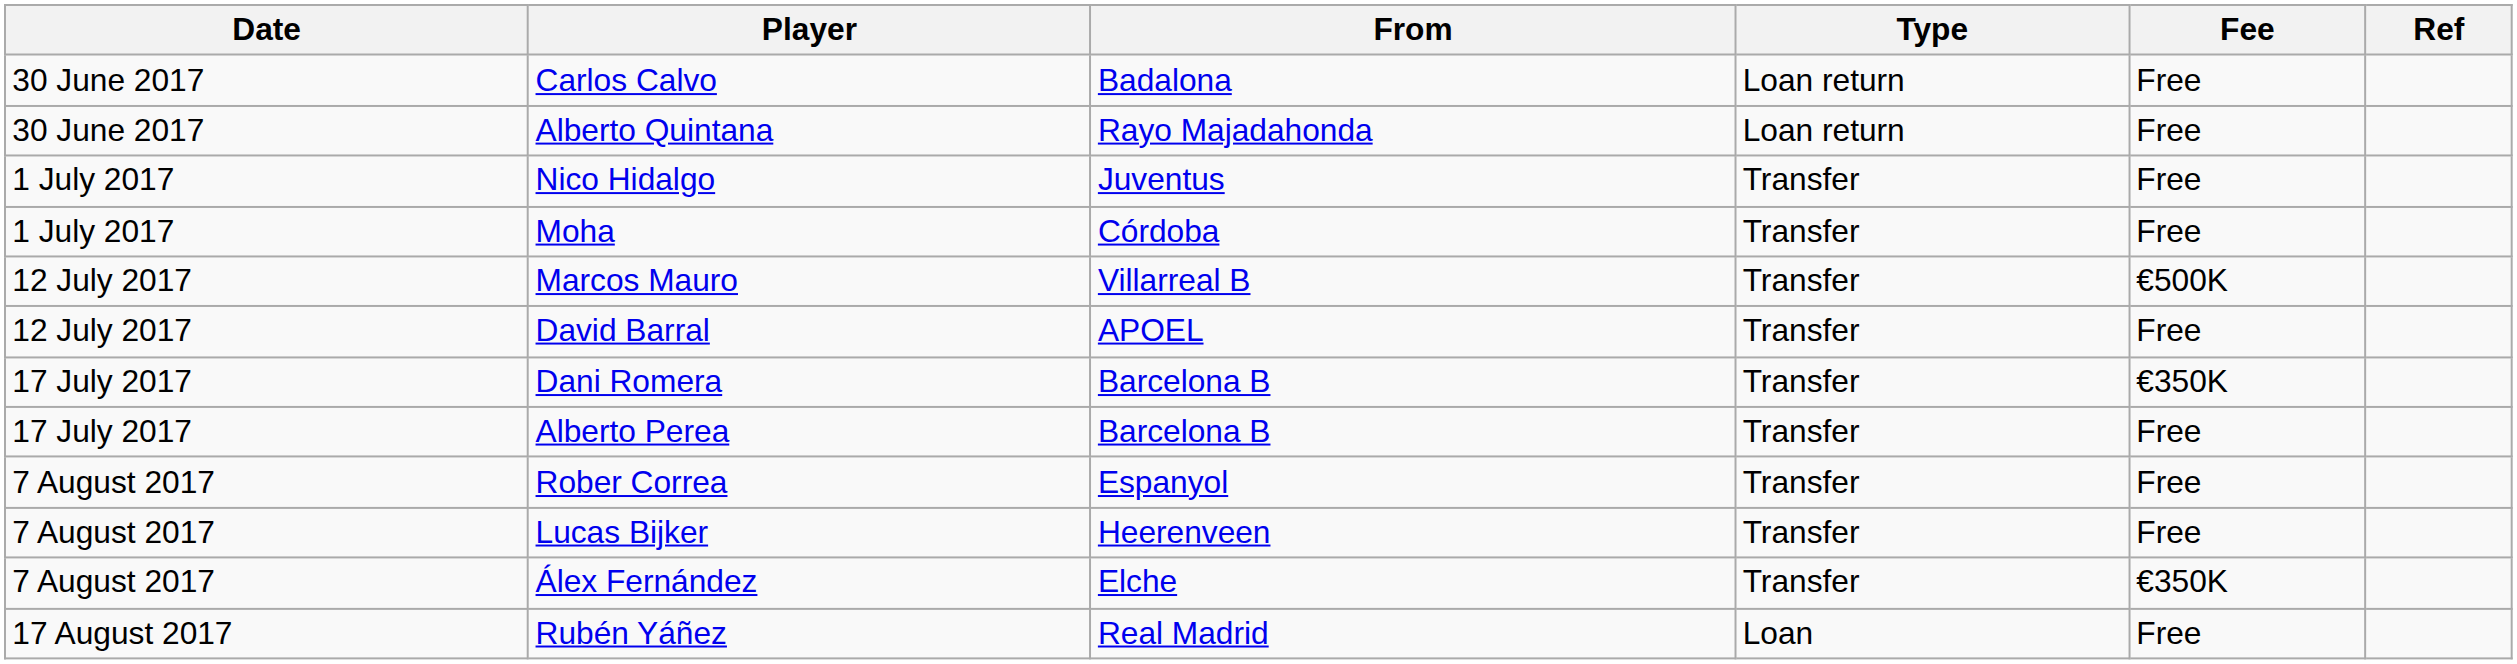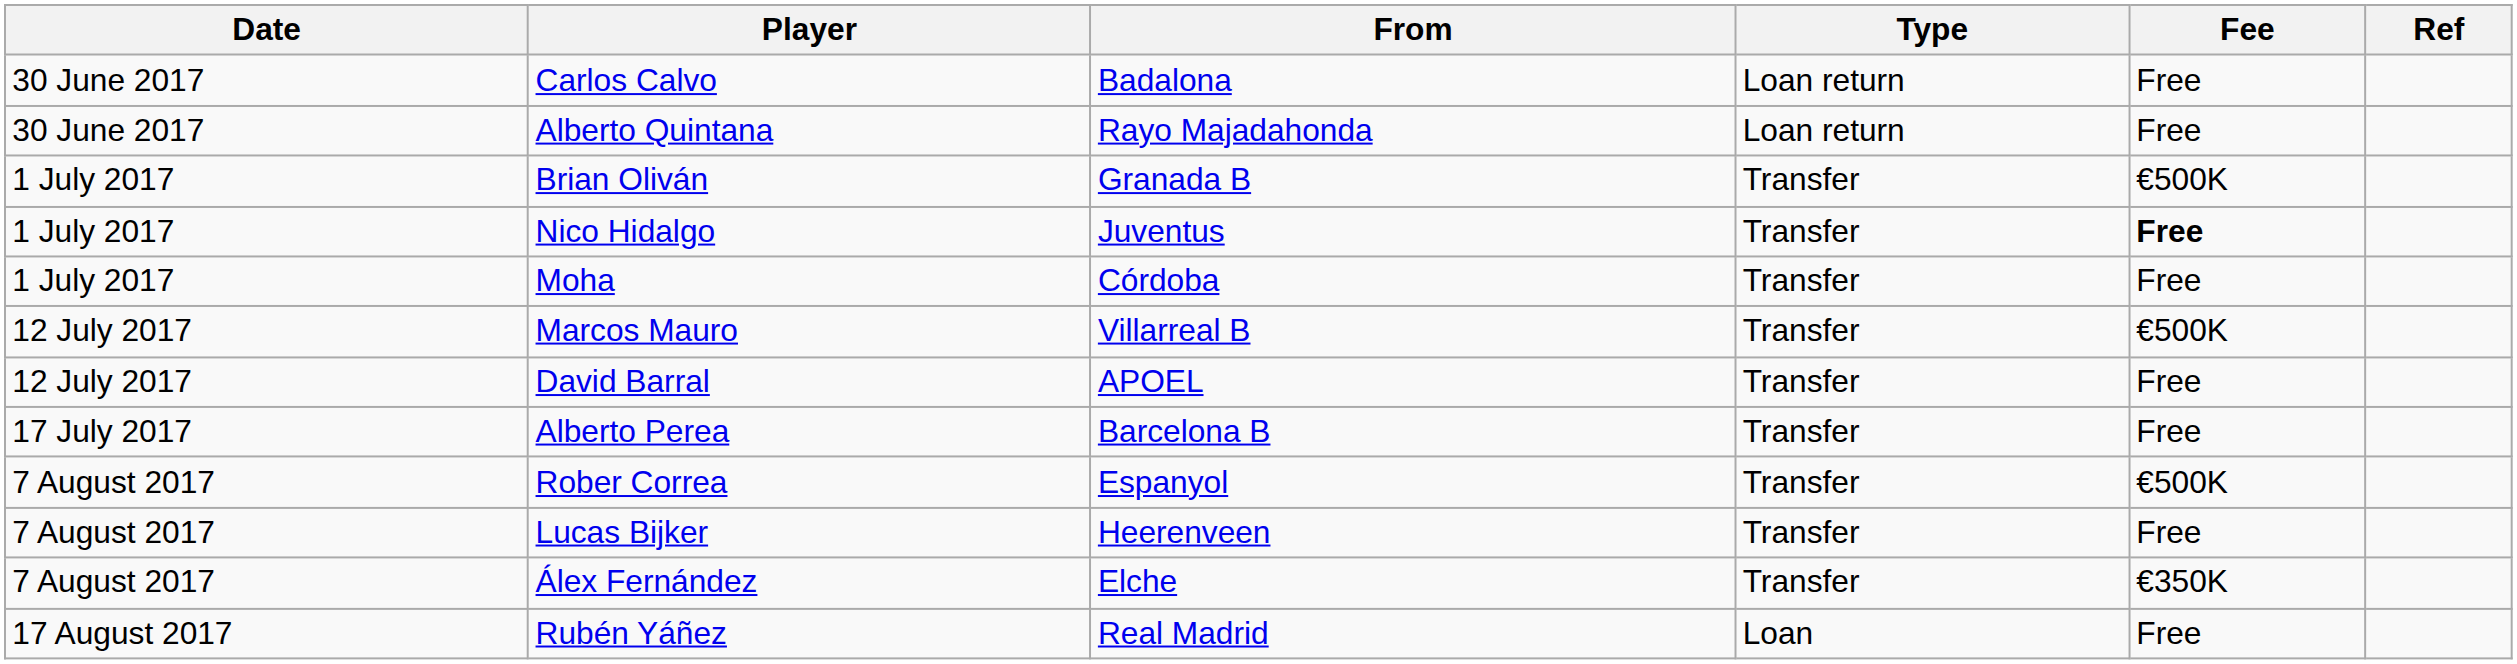+ row: (622, 180)
(2169, 180) normal -> (2170, 230) bold
- row: (629, 381)
(2169, 481) Free -> (2182, 481) €500K
